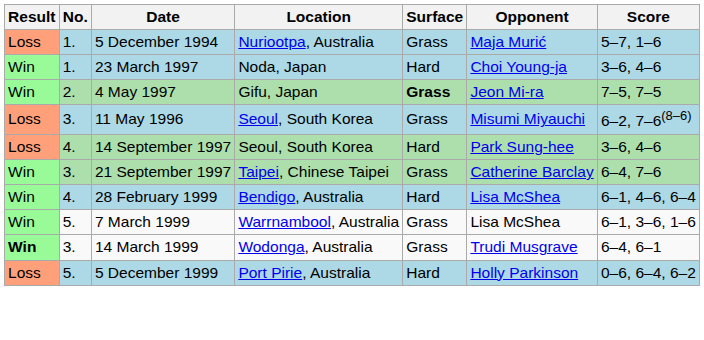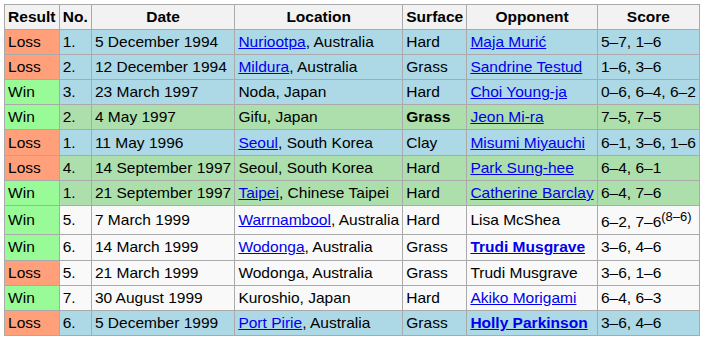(427, 41) Grass -> (423, 41) Hard
+ row: (161, 66)
(69, 66) 1. -> (69, 92) 3.
(631, 66) 3–6, 4–6 -> (648, 92) 0–6, 6–4, 6–2
(69, 119) 3. -> (69, 142) 1.
(427, 119) Grass -> (422, 142) Clay
(646, 119) 6–2, 7–6(8–6) -> (648, 142) 6–1, 3–6, 1–6
(631, 146) 3–6, 4–6 -> (631, 167) 6–4, 6–1
(69, 171) 3. -> (69, 192) 1.
(427, 171) Grass -> (423, 192) Hard
- row: (156, 197)
(427, 222) Grass -> (423, 220) Hard
(648, 222) 6–1, 3–6, 1–6 -> (646, 220) 6–2, 7–6(8–6)
(22, 247) bold -> (21, 247) normal
(69, 247) 3. -> (69, 247) 6.
(524, 247) normal -> (528, 247) bold
(631, 247) 6–4, 6–1 -> (631, 247) 3–6, 4–6
+ row: (147, 272)
+ row: (149, 297)
(69, 272) 5. -> (69, 323) 6.
(423, 272) Hard -> (427, 323) Grass
(524, 272) normal -> (529, 323) bold
(648, 272) 0–6, 6–4, 6–2 -> (631, 323) 3–6, 4–6
